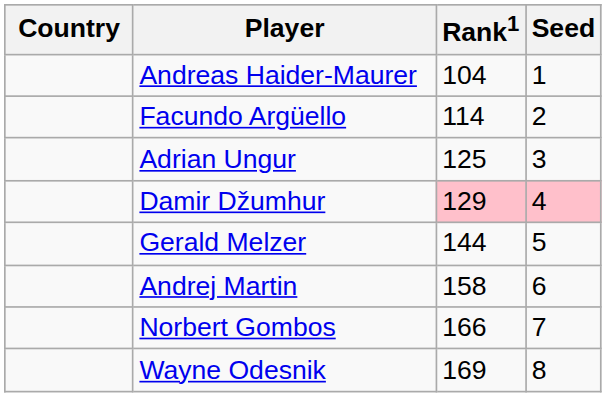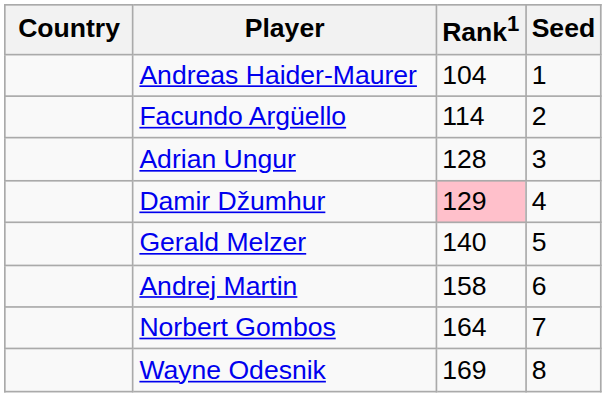(464, 159) 125 -> (464, 159) 128
(539, 201) pink background -> (539, 201) no background
(464, 243) 144 -> (464, 243) 140
(464, 327) 166 -> (464, 327) 164
